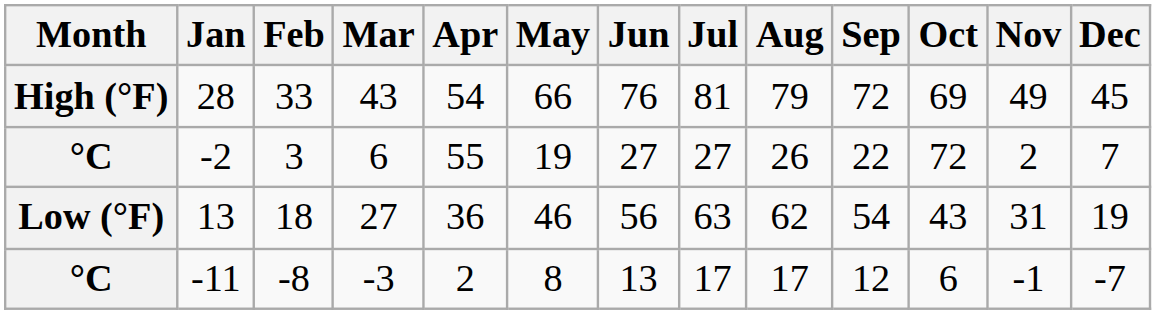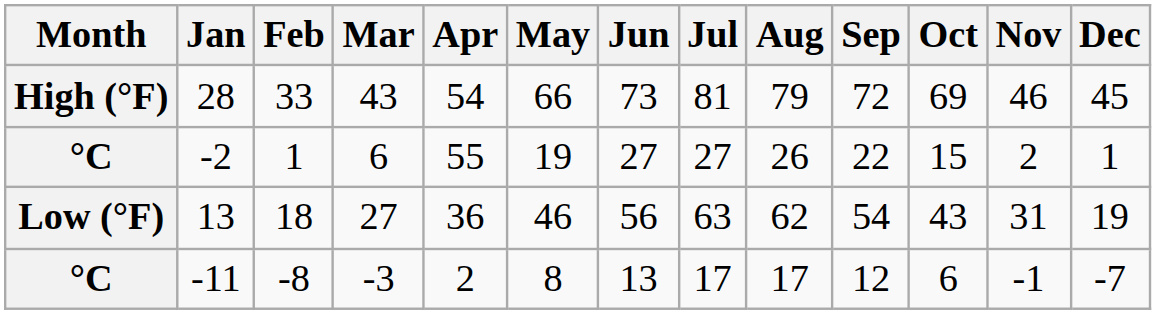(639, 95) 76 -> (639, 95) 73
(1028, 95) 49 -> (1028, 95) 46
(294, 156) 3 -> (294, 156) 1
(948, 156) 72 -> (948, 156) 15
(1110, 156) 7 -> (1110, 156) 1
